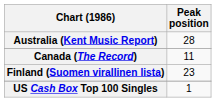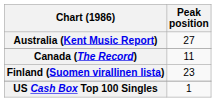(189, 40) 28 -> (189, 40) 27
